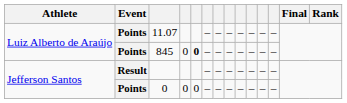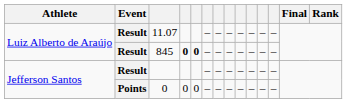(132, 33) Points -> (132, 33) Result
(132, 51) Points -> (132, 51) Result
(185, 51) normal -> (185, 51) bold
